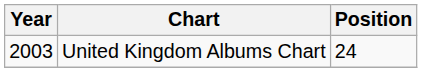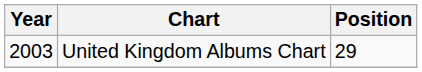(346, 51) 24 -> (346, 51) 29
